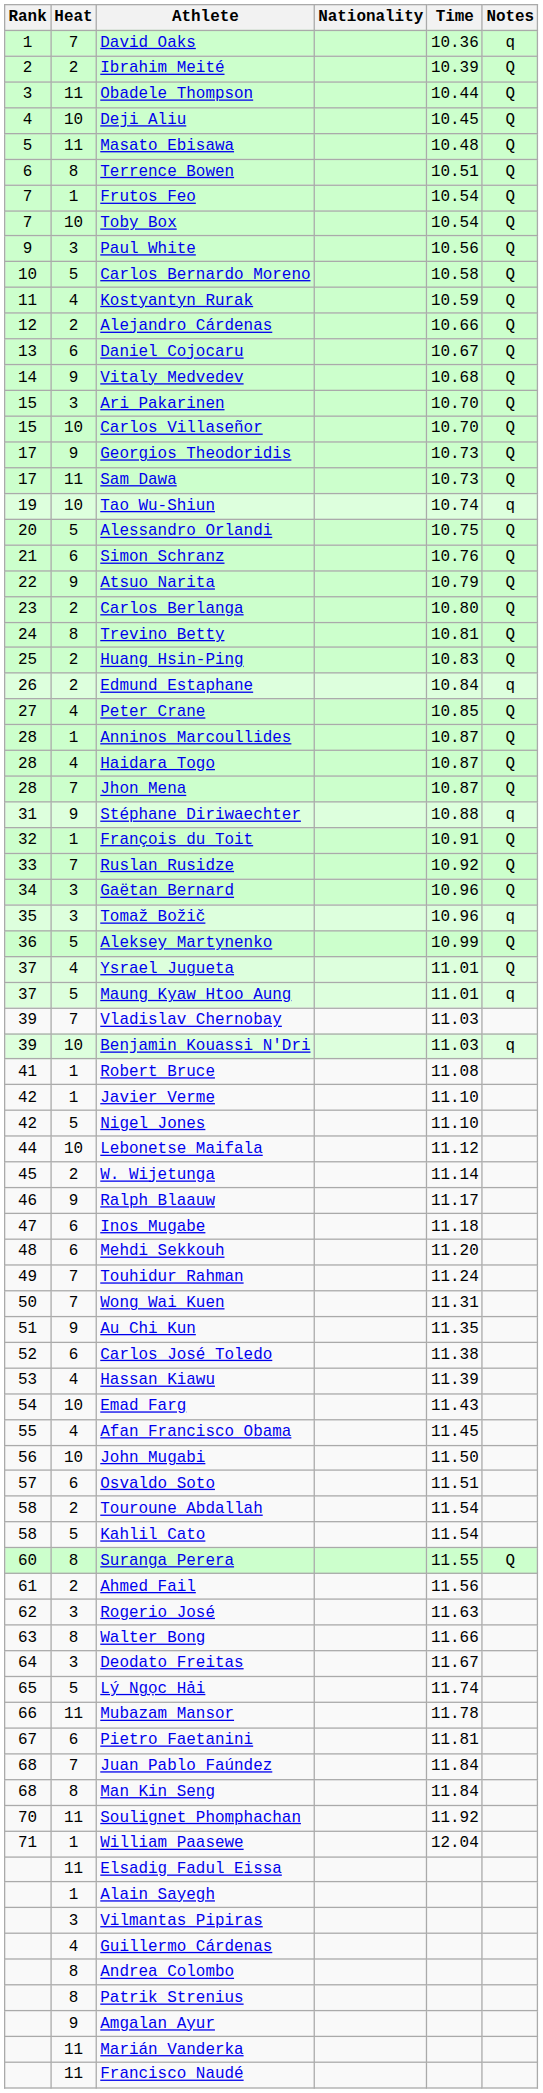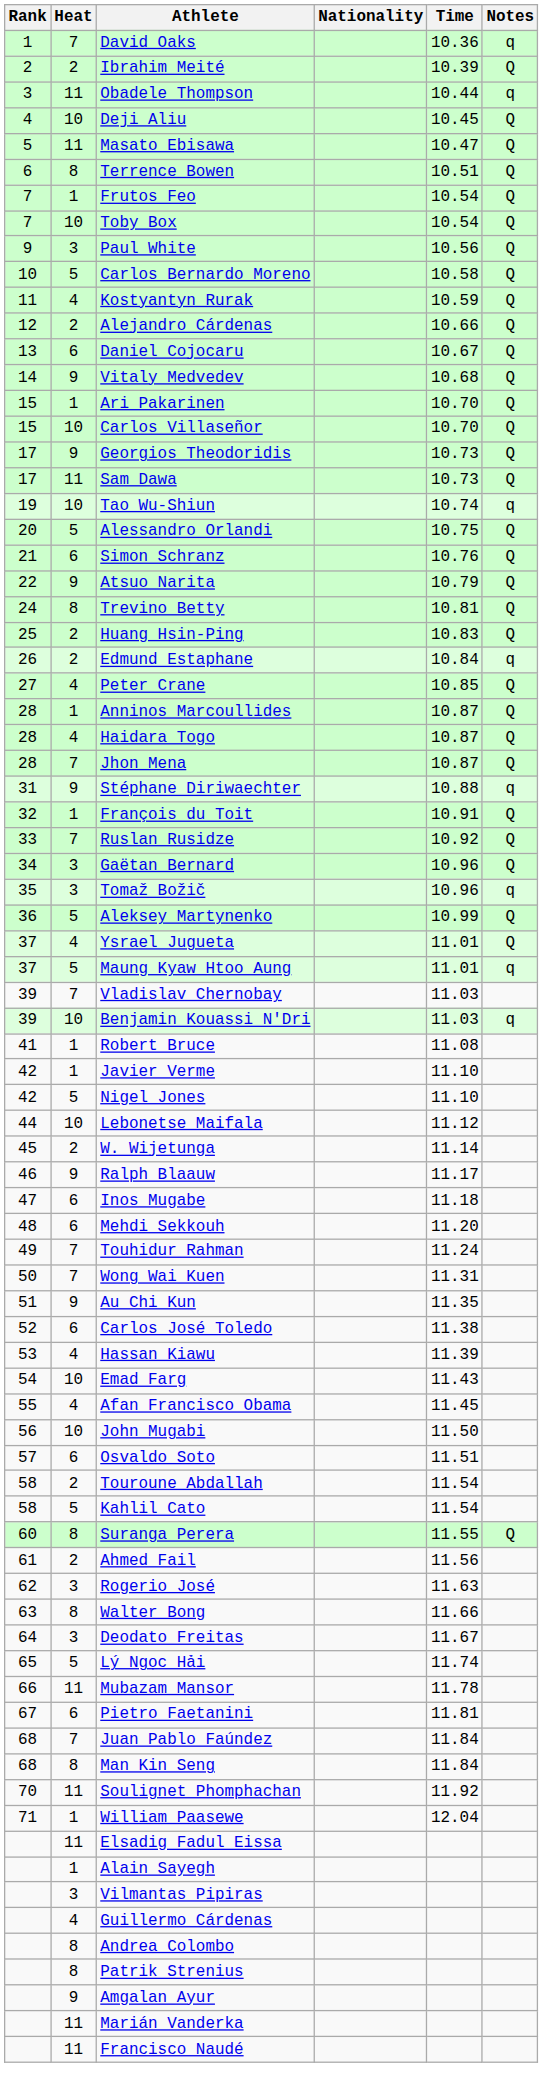(510, 95) Q -> (510, 95) q
(455, 146) 10.48 -> (455, 146) 10.47
(73, 404) 3 -> (73, 404) 1
- row: (172, 609)
